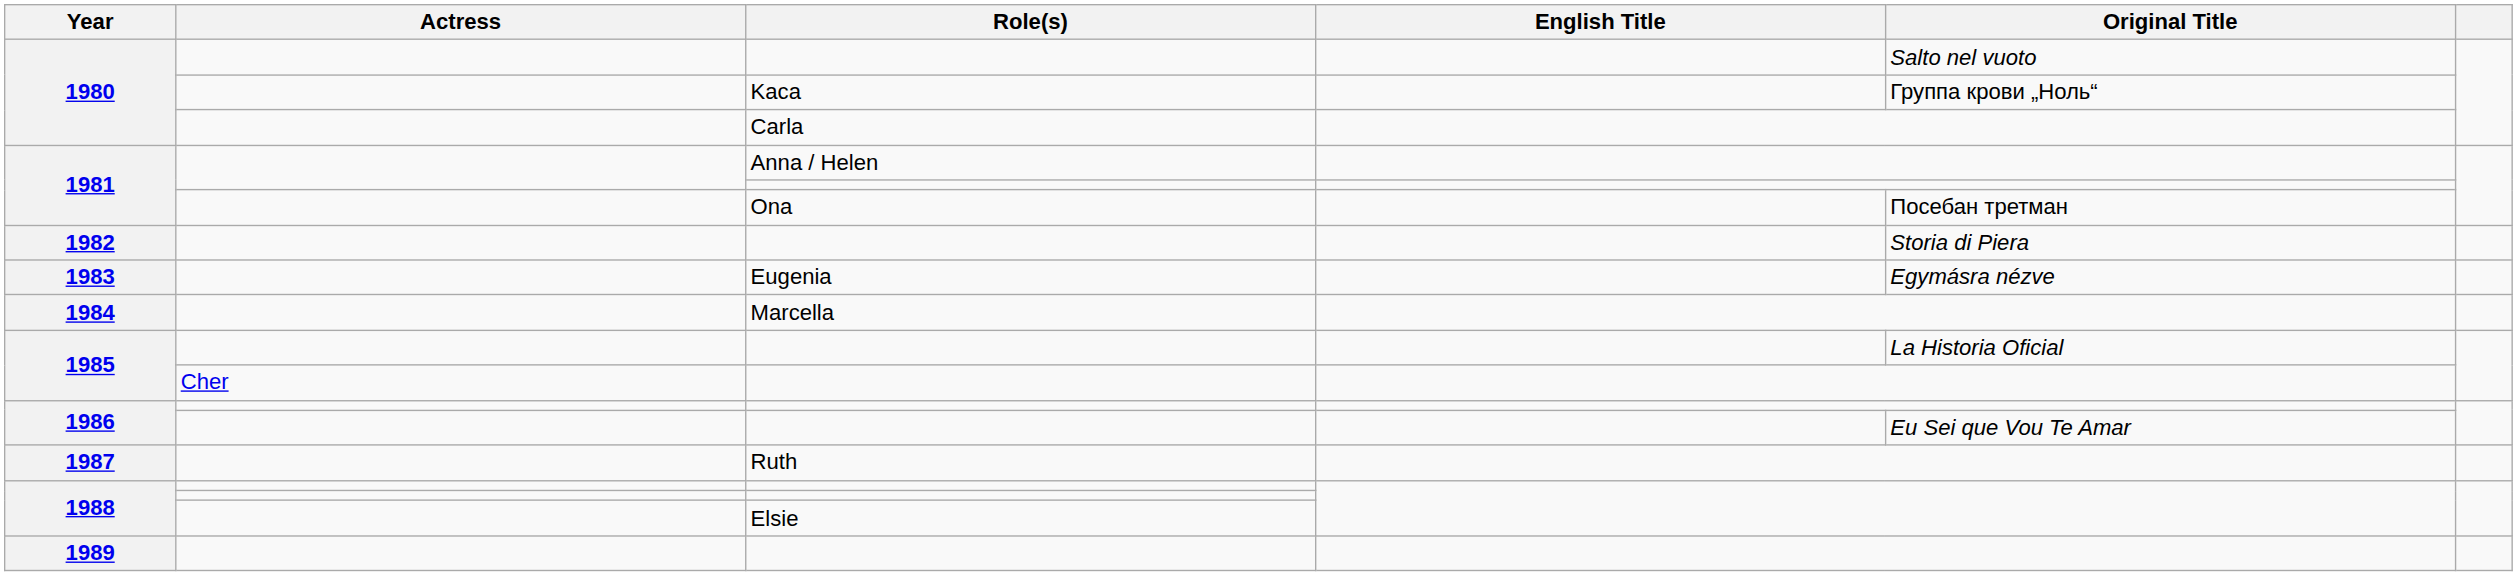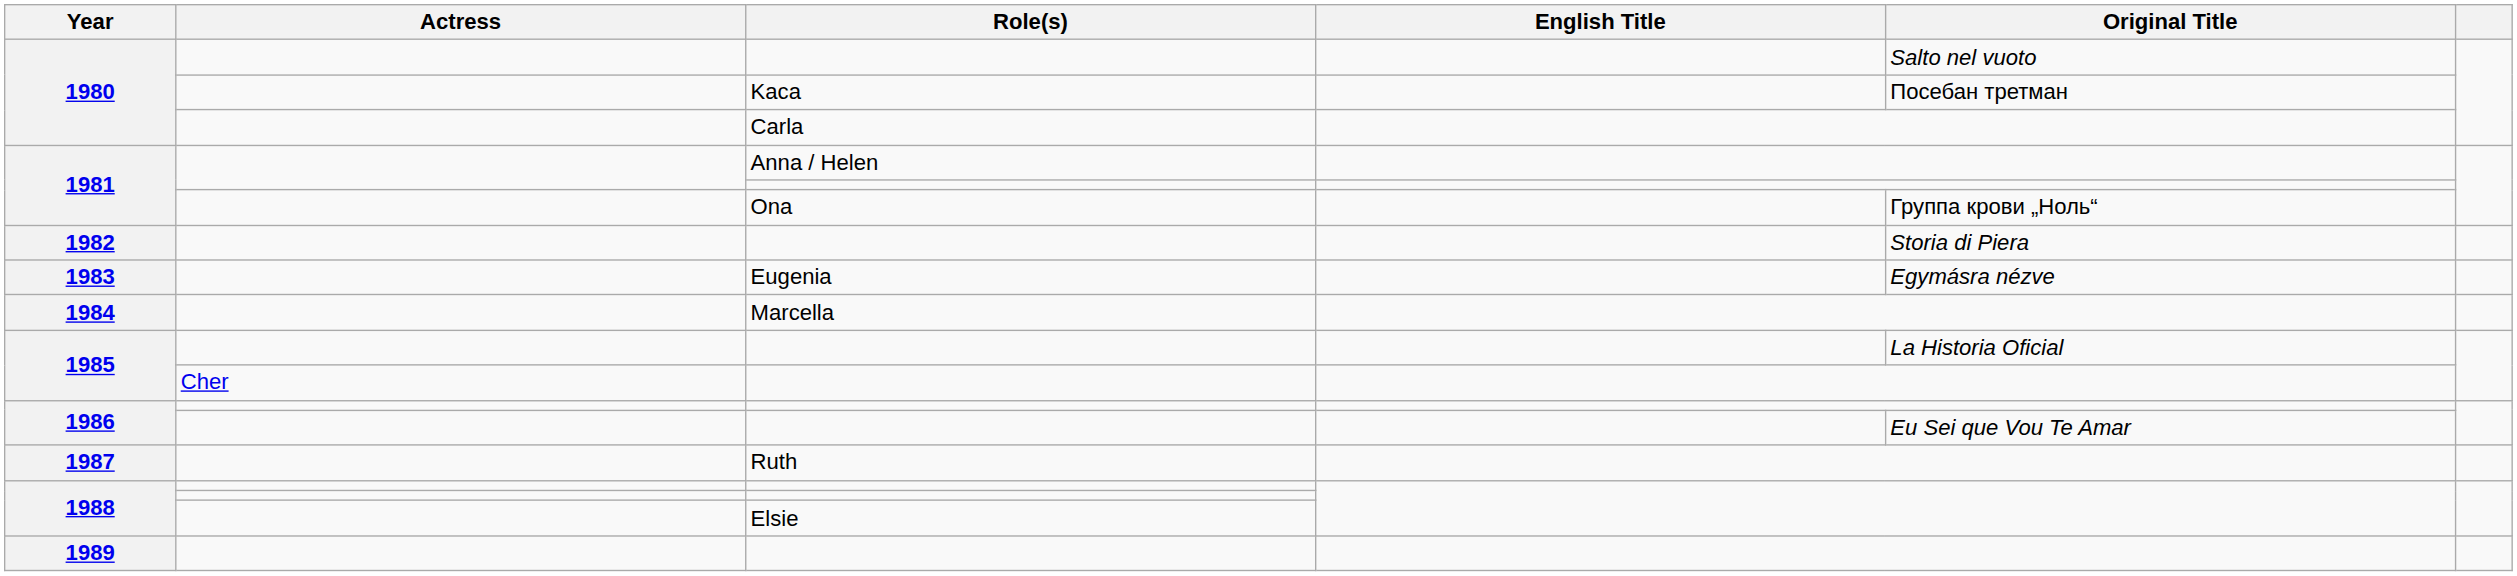(1994, 92) Группа крови „Ноль“ -> (1979, 92) Посебан третман
(1979, 207) Посебан третман -> (1994, 207) Группа крови „Ноль“
